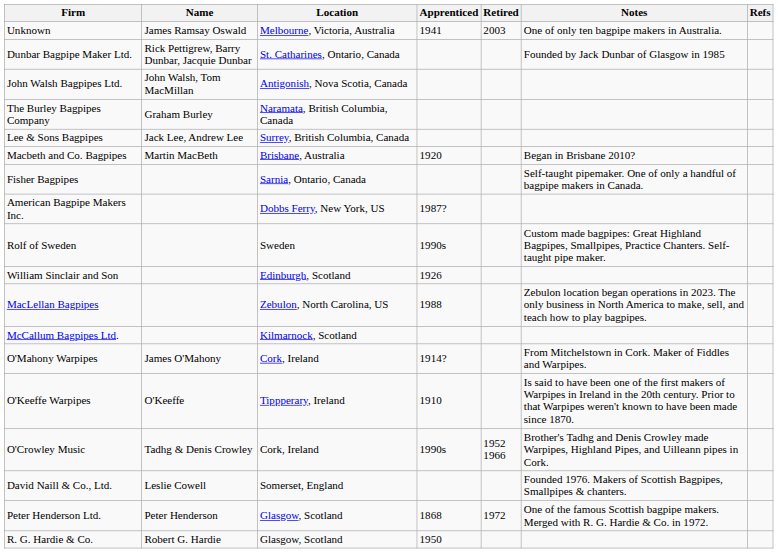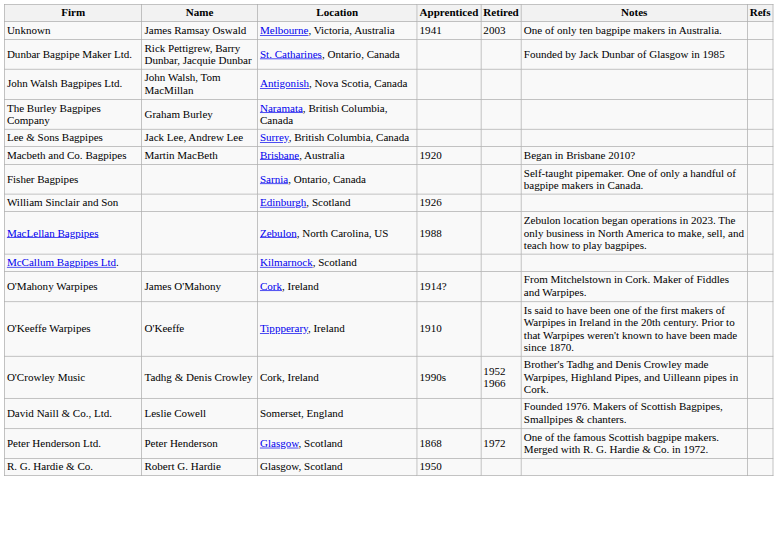- row: (66, 209)
- row: (42, 245)
